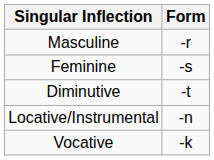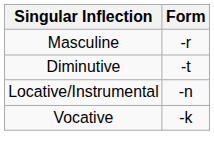- row: (83, 67)
